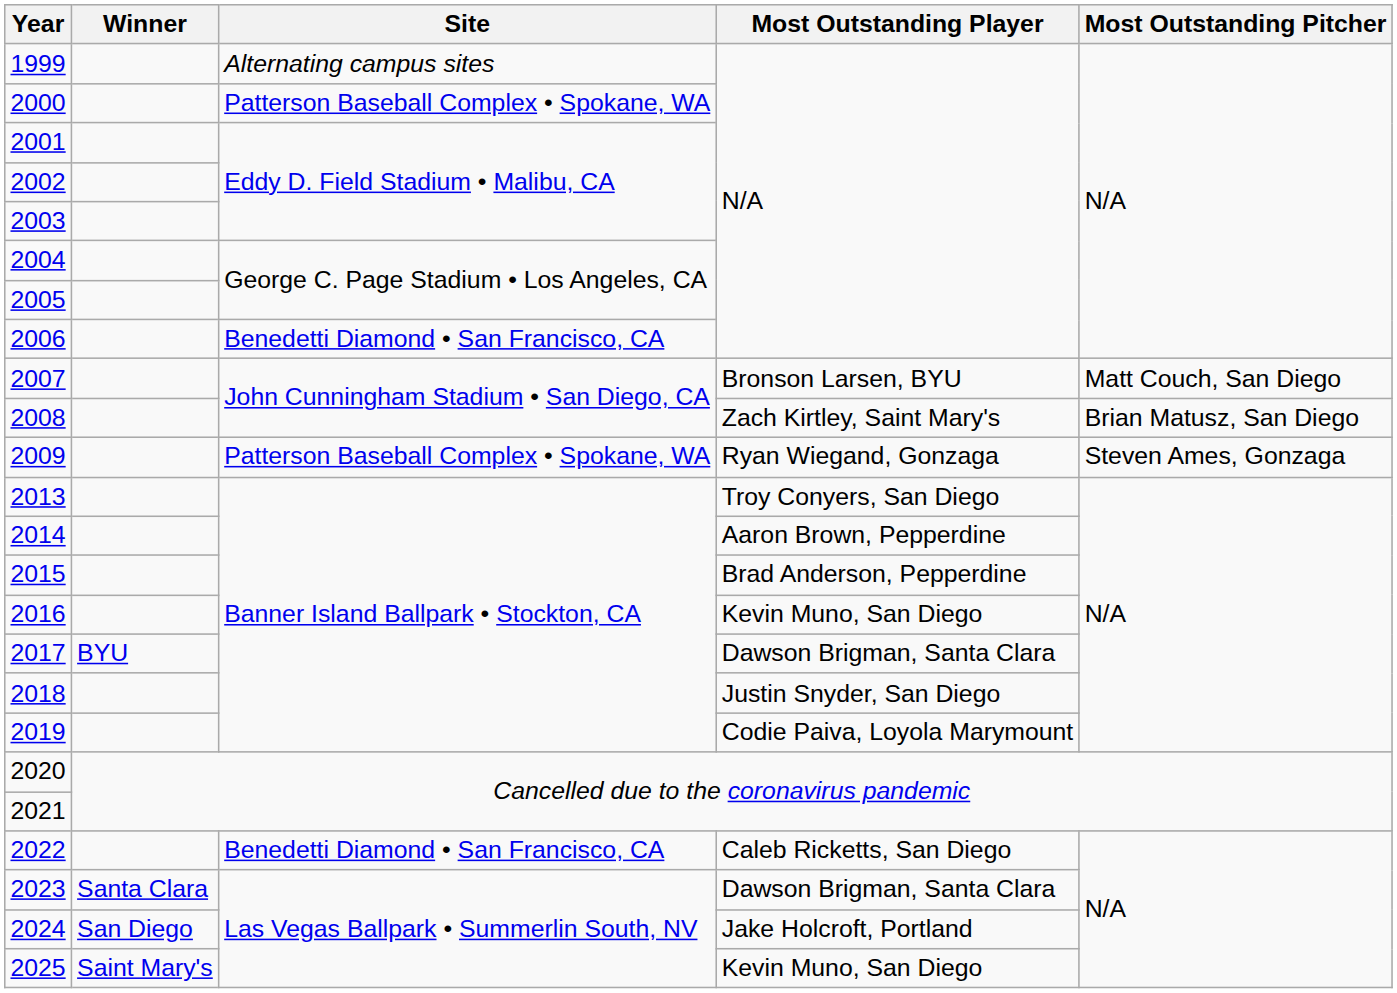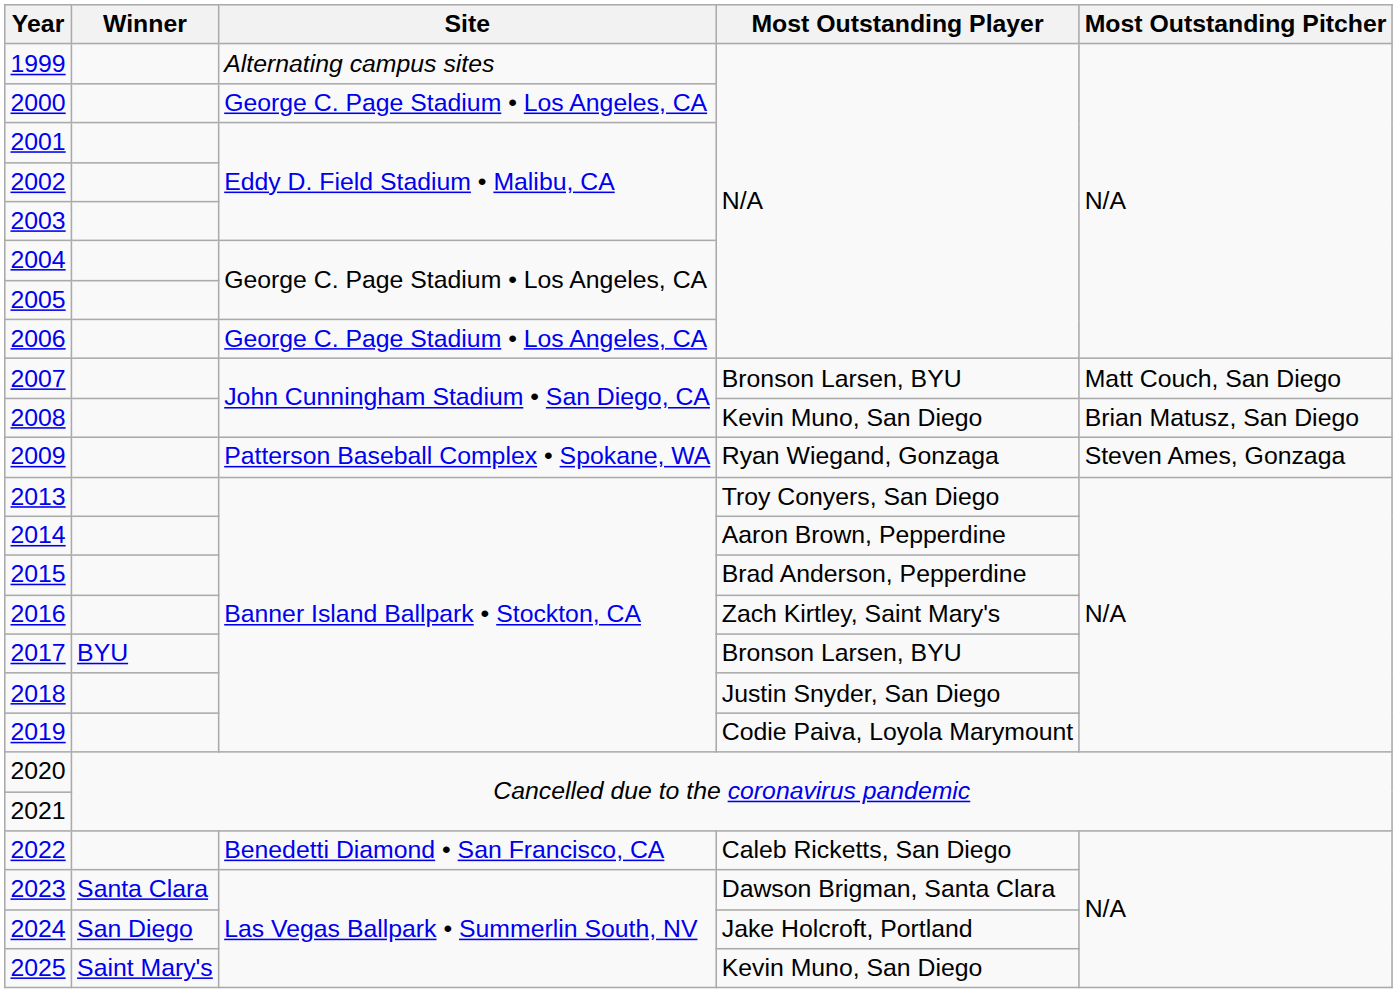(467, 102) Patterson Baseball Complex • Spokane, WA -> (466, 102) George C. Page Stadium • Los Angeles, CA
(444, 338) Benedetti Diamond • San Francisco, CA -> (466, 338) George C. Page Stadium • Los Angeles, CA
(861, 417) Zach Kirtley, Saint Mary's -> (852, 417) Kevin Muno, San Diego
(852, 614) Kevin Muno, San Diego -> (861, 614) Zach Kirtley, Saint Mary's
(889, 653) Dawson Brigman, Santa Clara -> (842, 653) Bronson Larsen, BYU
